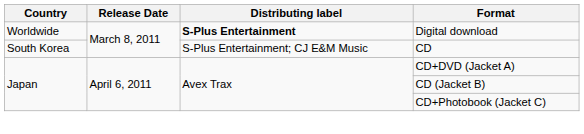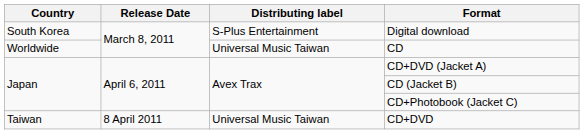(33, 31) Worldwide -> (38, 31) South Korea
(239, 31) bold -> (265, 31) normal
(38, 48) South Korea -> (33, 48) Worldwide
(275, 48) S-Plus Entertainment; CJ E&M Music -> (271, 48) Universal Music Taiwan
+ row: (410, 119)
